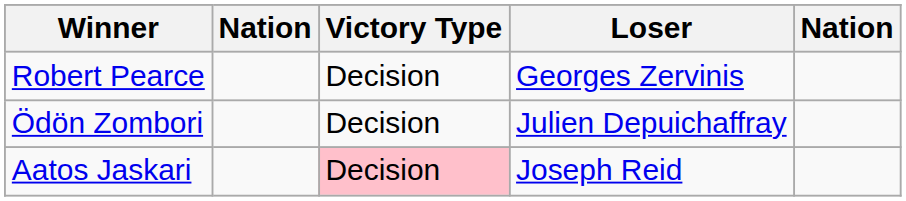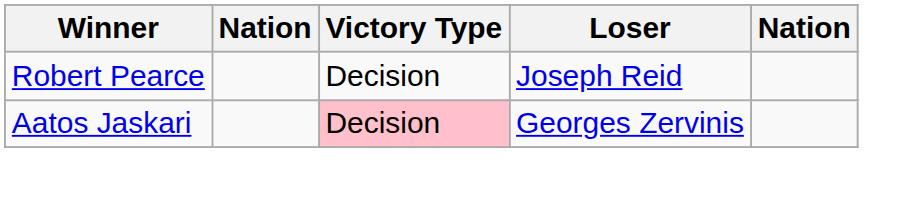(630, 75) Georges Zervinis -> (599, 75) Joseph Reid
- row: (107, 123)
(599, 170) Joseph Reid -> (630, 123) Georges Zervinis
